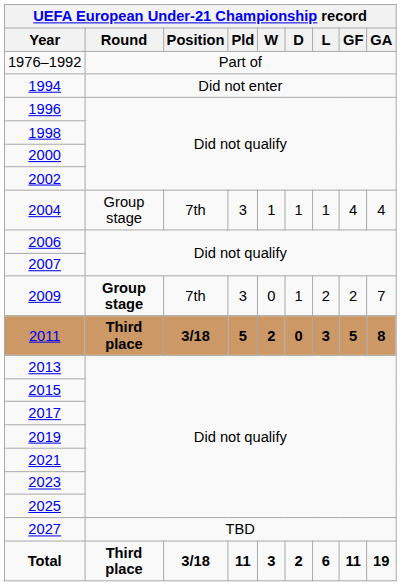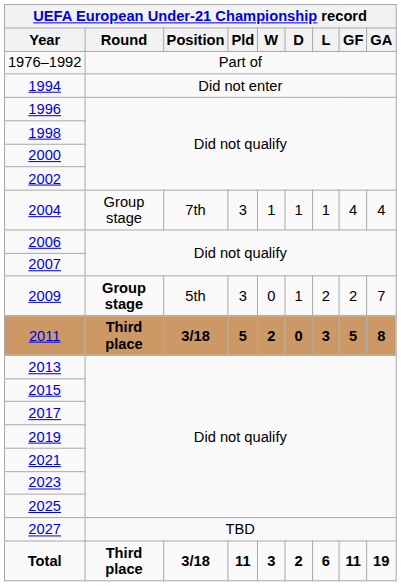(196, 296) 7th -> (196, 296) 5th
